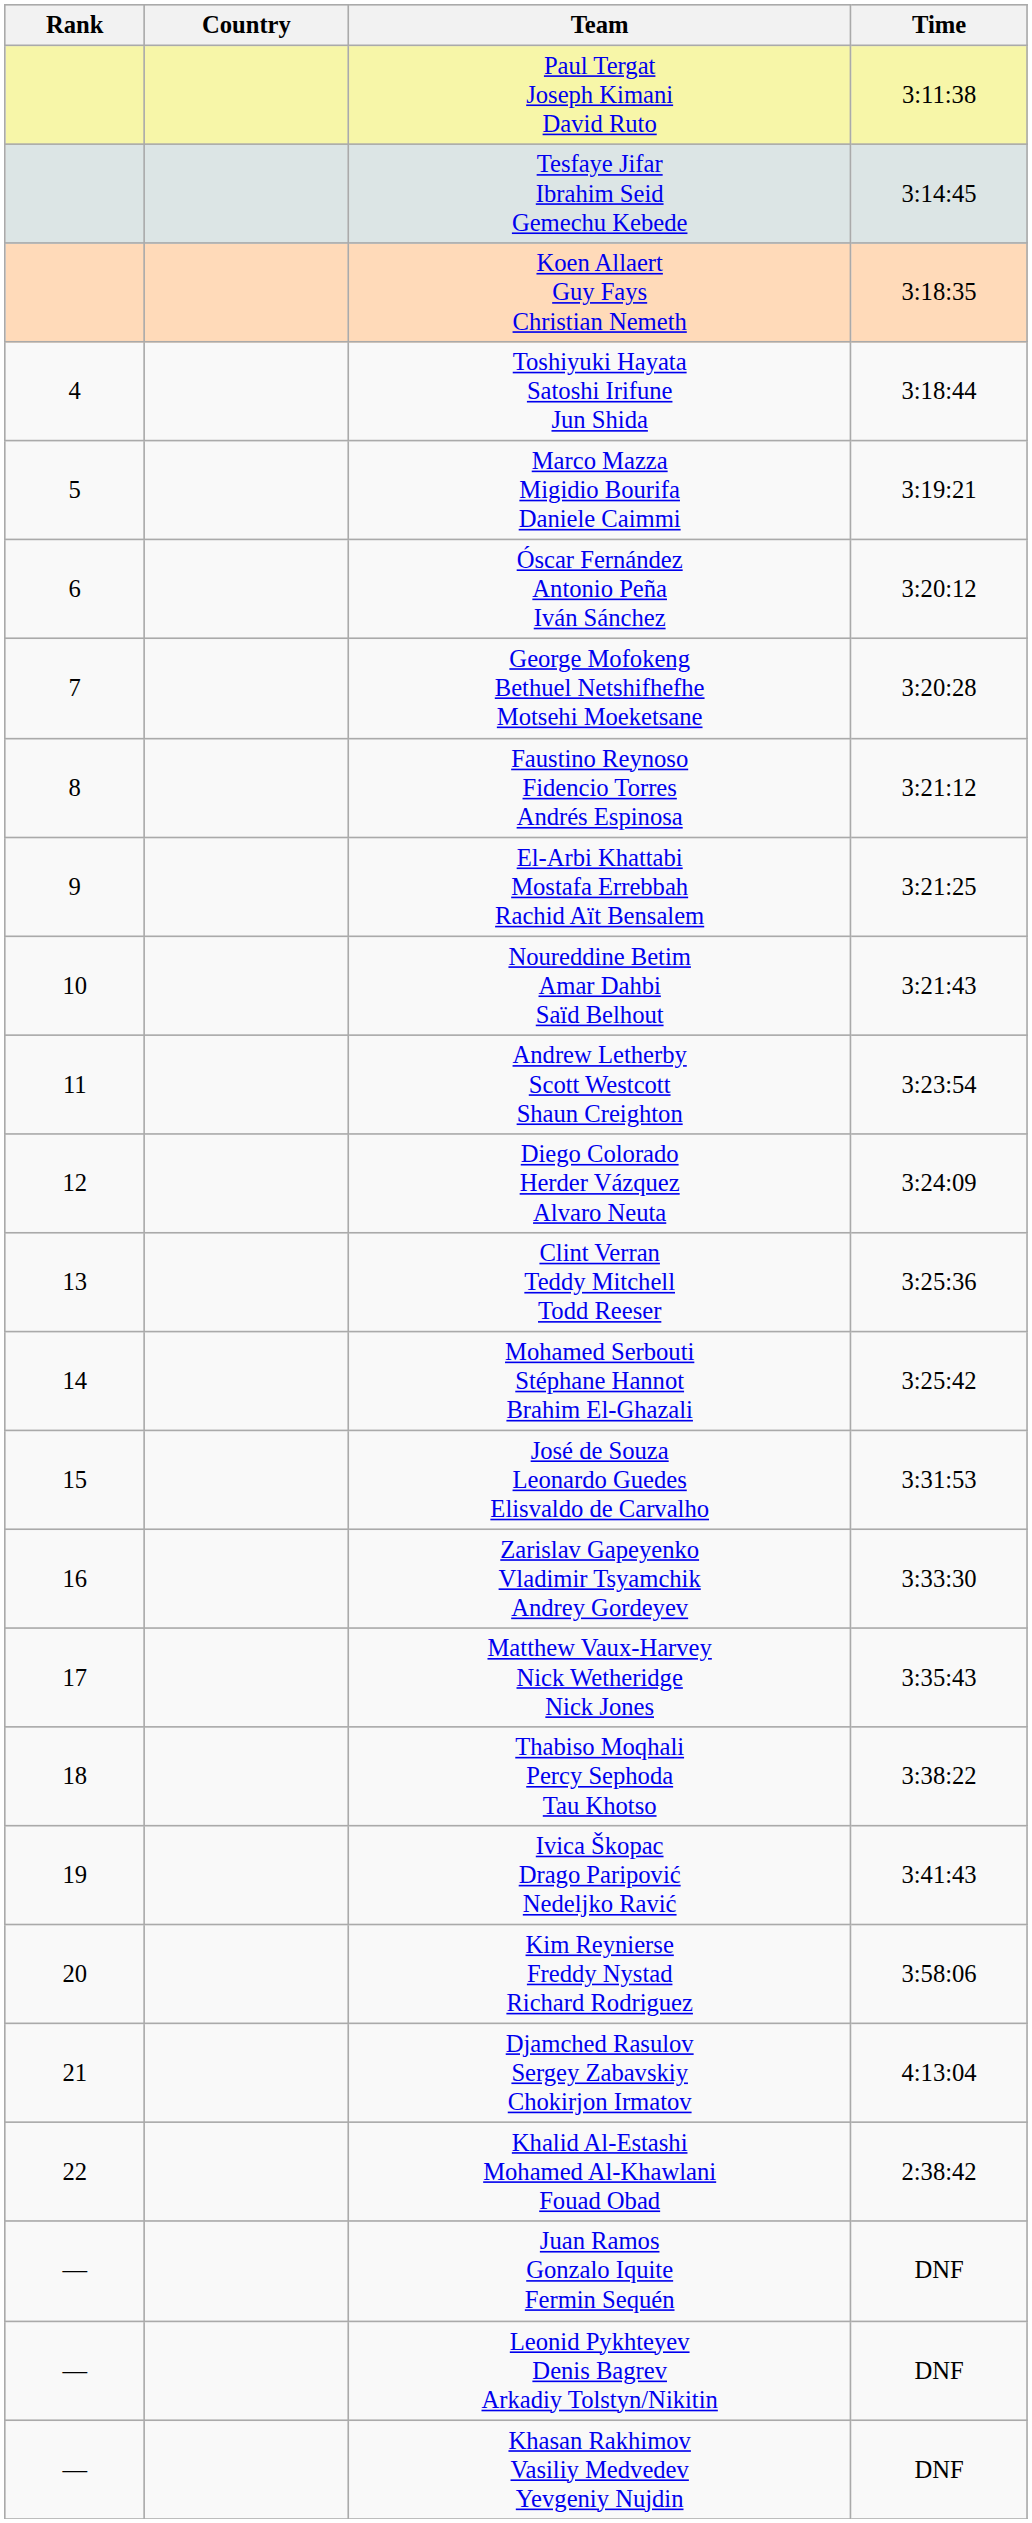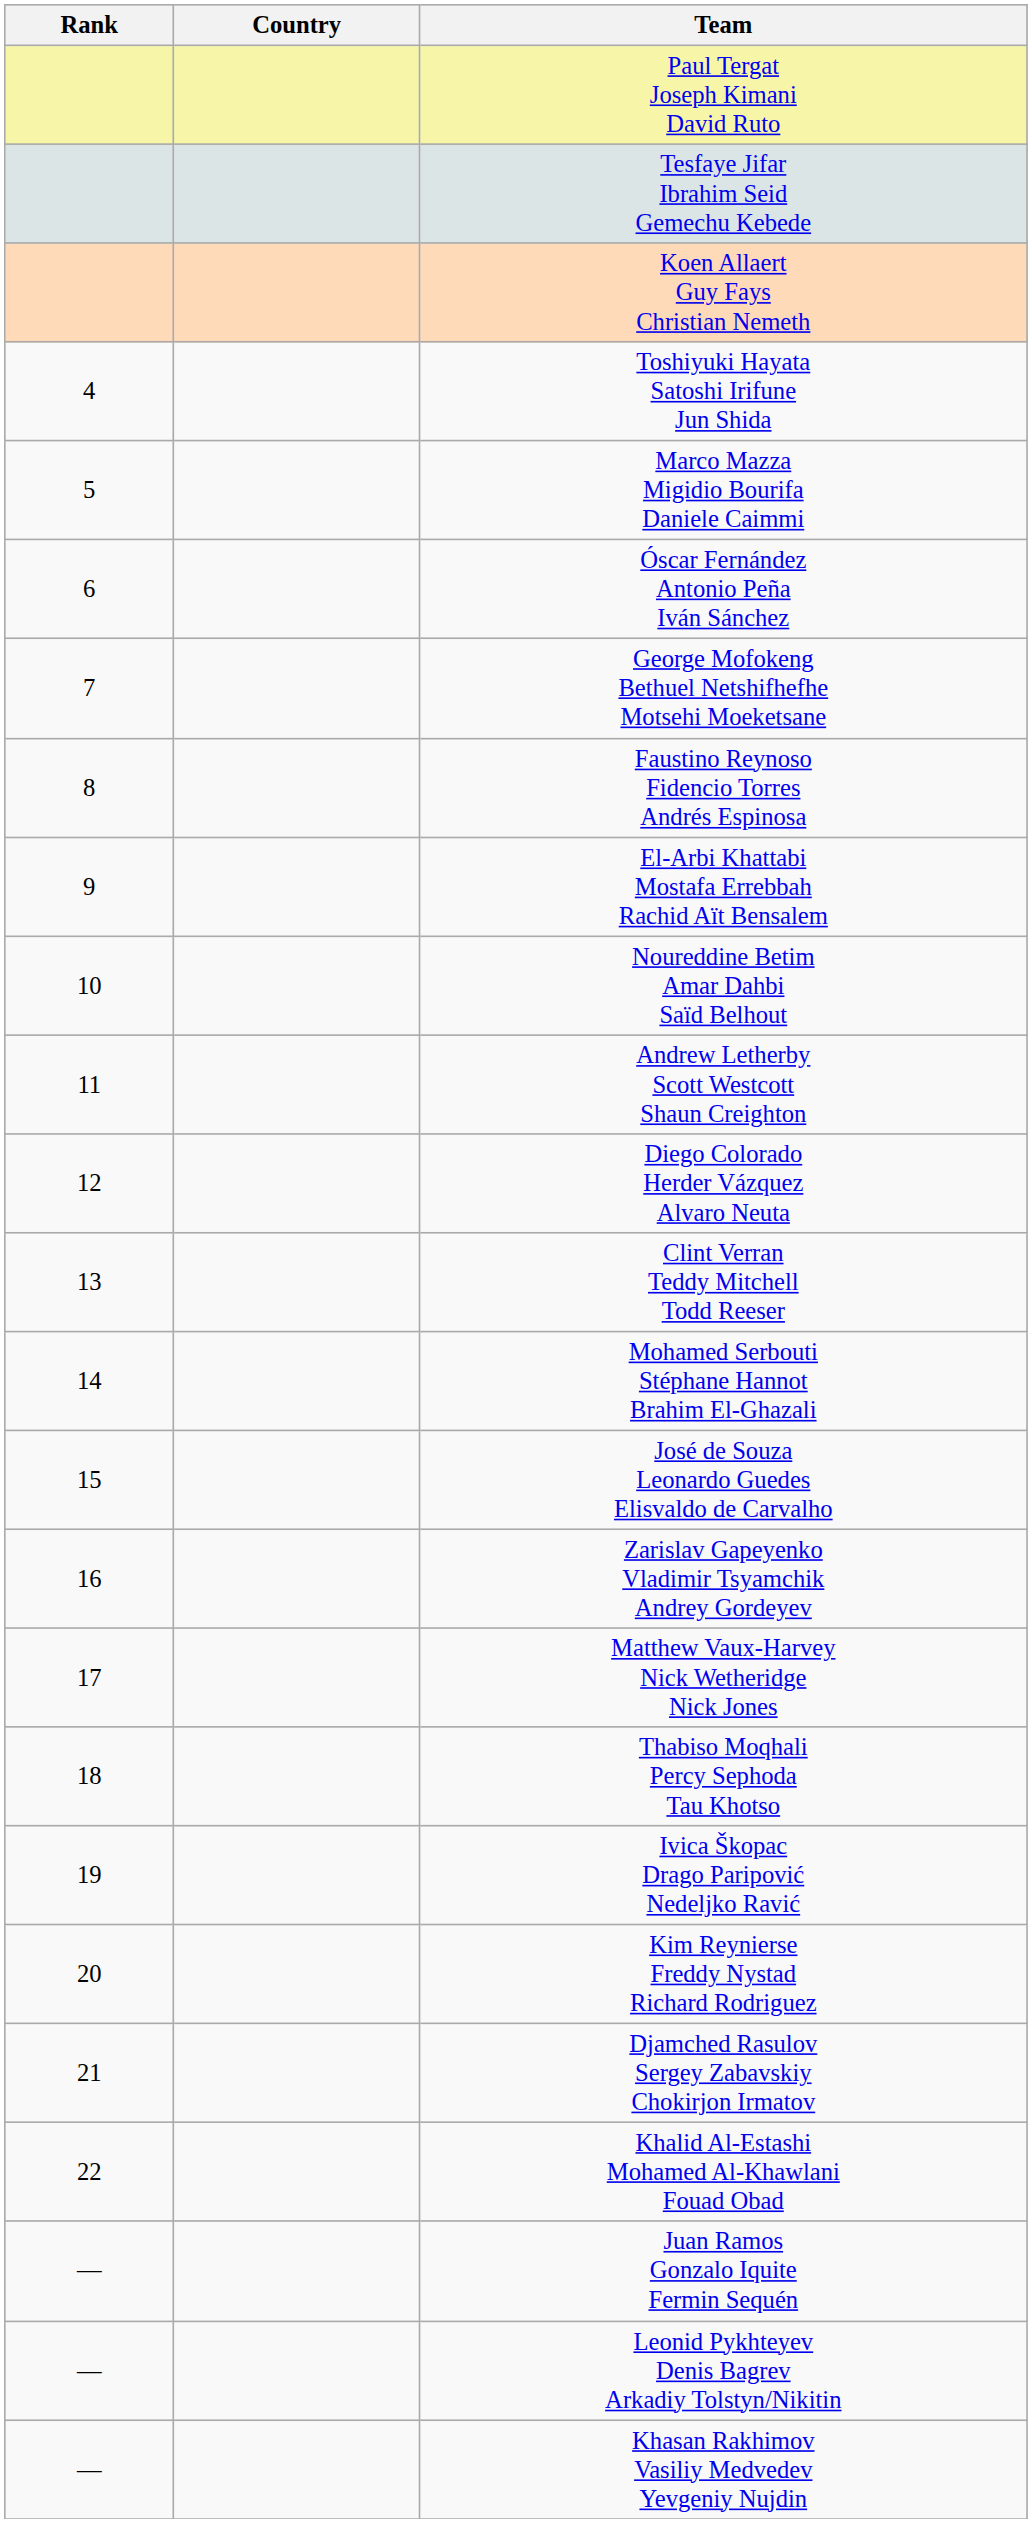- column: (939, 24)
